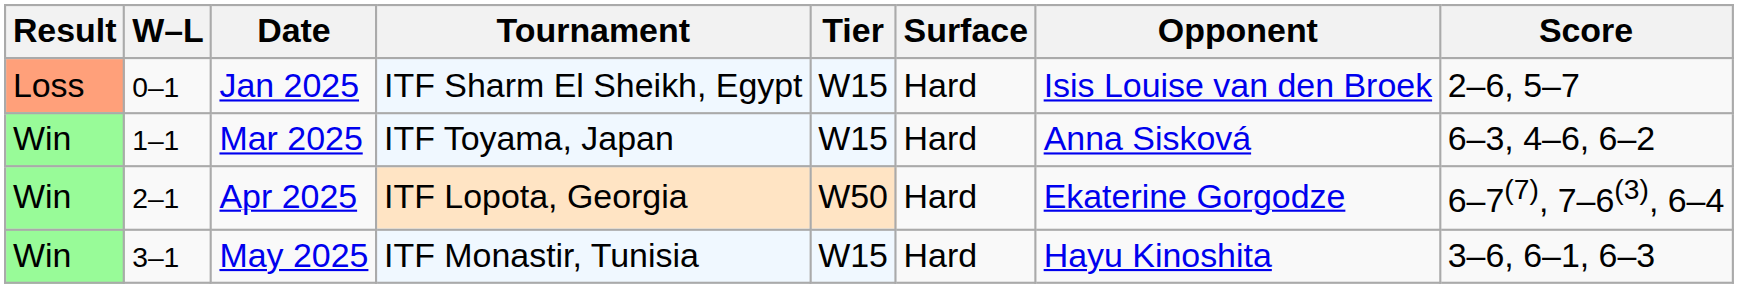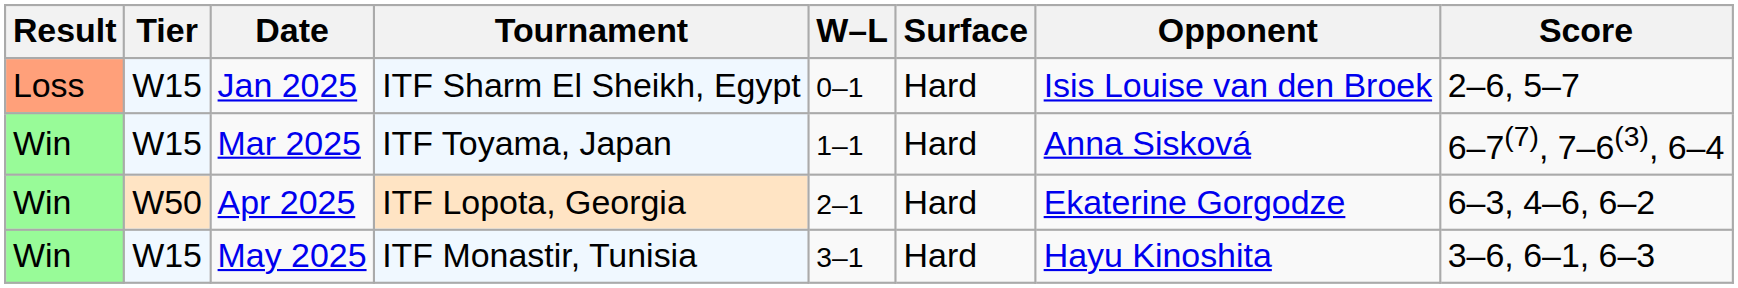columns swapped: (168, 31) <-> (853, 31)
(1551, 138) 6–3, 4–6, 6–2 -> (1586, 143) 6–7(7), 7–6(3), 6–4
(1586, 197) 6–7(7), 7–6(3), 6–4 -> (1551, 201) 6–3, 4–6, 6–2
